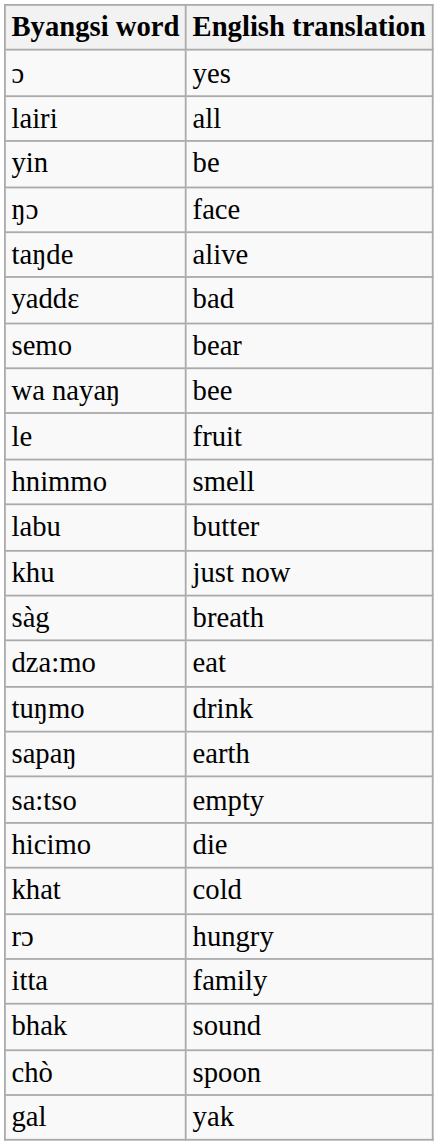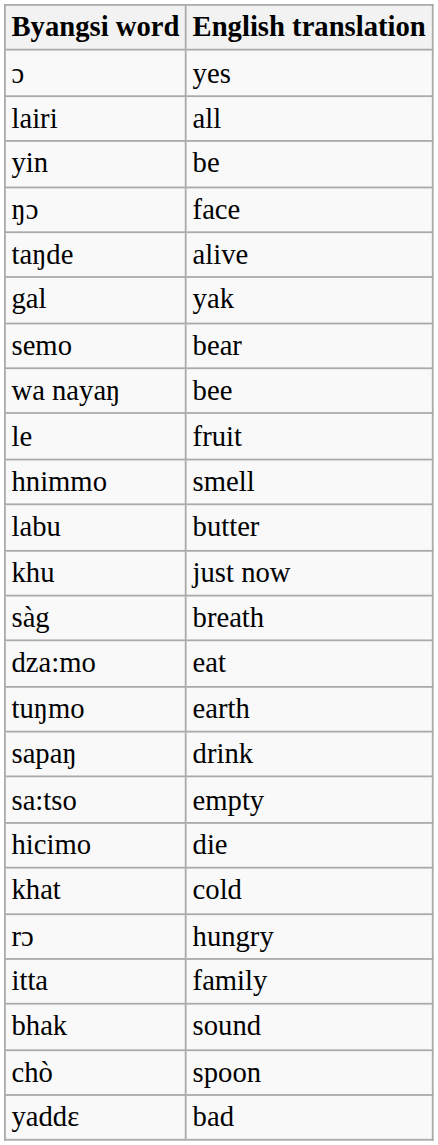rows swapped: (45, 299) <-> (29, 1117)
(223, 708) drink -> (221, 708) earth
(221, 753) earth -> (223, 753) drink
